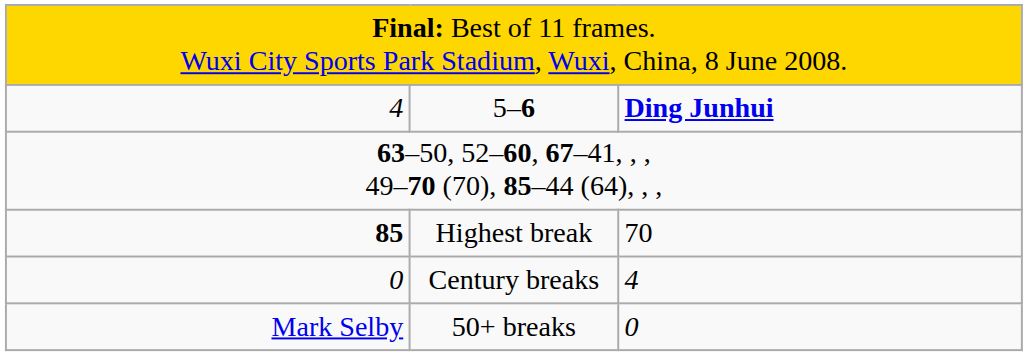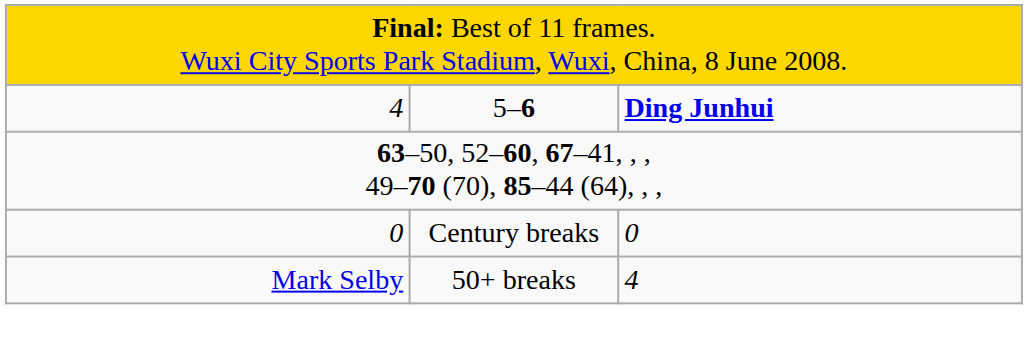- row: (514, 233)
(632, 279) 4 -> (632, 233) 0
(632, 325) 0 -> (632, 279) 4
